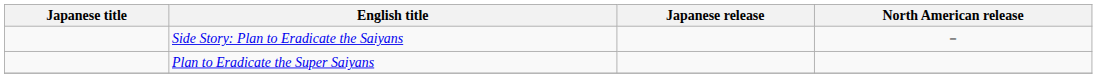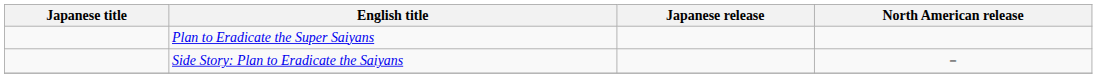rows swapped: (288, 38) <-> (273, 62)
